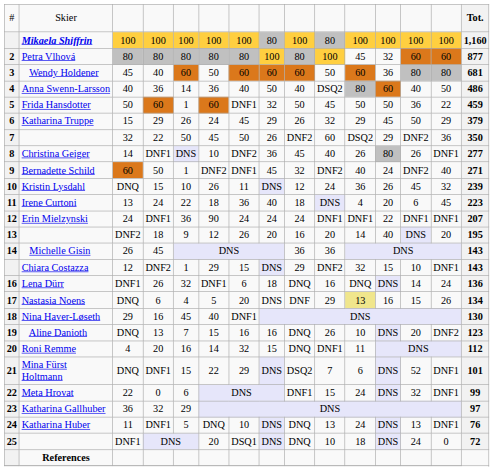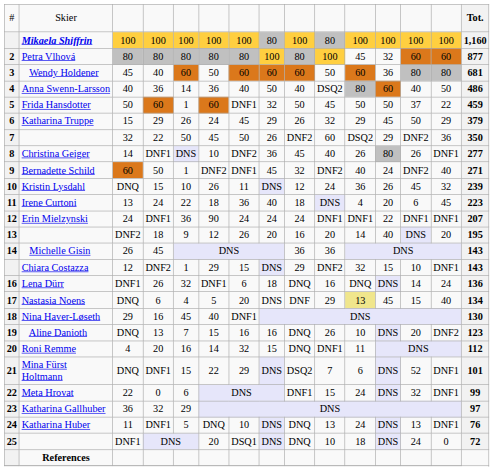(416, 105) 36 -> (416, 105) 37
(388, 300) 16 -> (388, 300) 45
(446, 300) 26 -> (446, 300) 40
